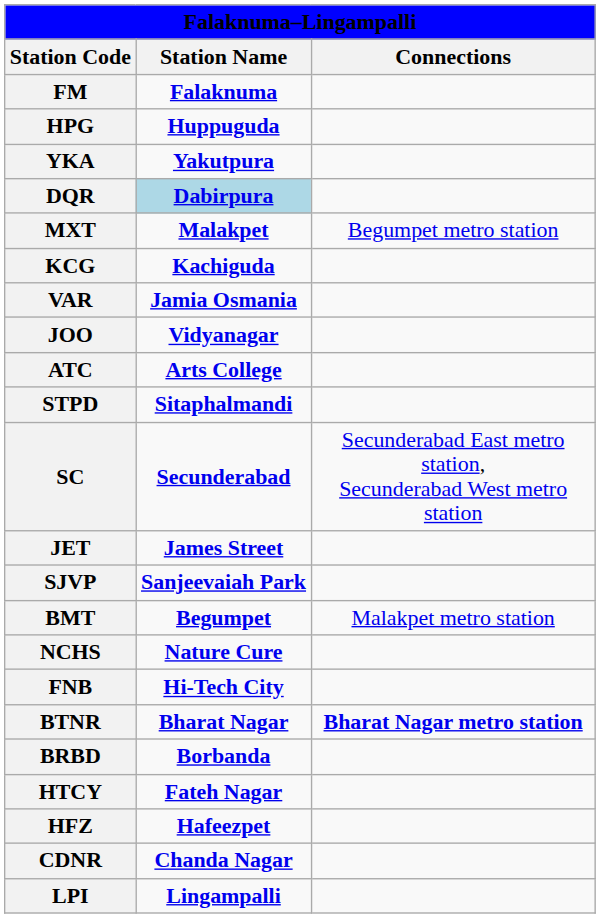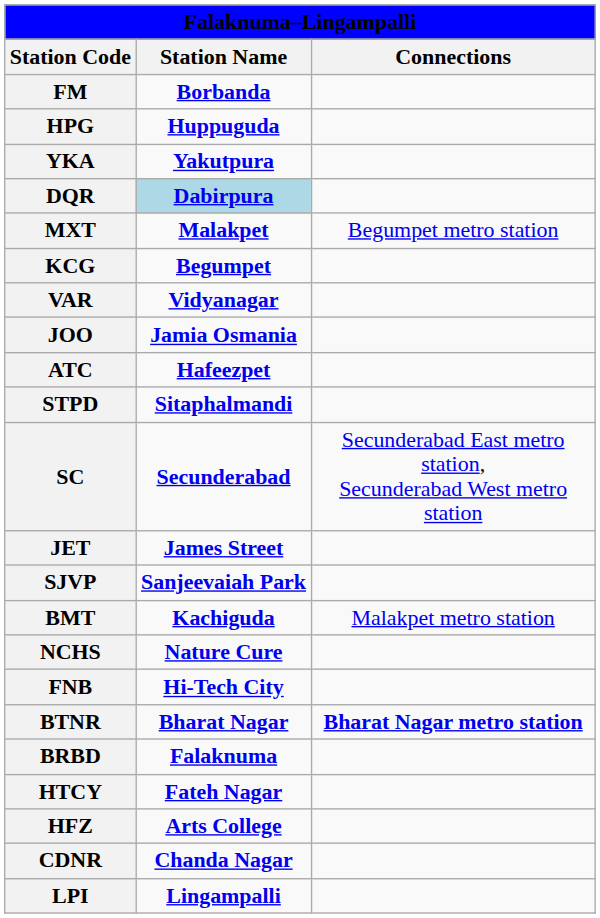(224, 91) Falaknuma -> (224, 91) Borbanda
(224, 265) Kachiguda -> (224, 265) Begumpet
(224, 299) Jamia Osmania -> (224, 299) Vidyanagar
(224, 334) Vidyanagar -> (224, 334) Jamia Osmania
(224, 369) Arts College -> (224, 369) Hafeezpet
(224, 617) Begumpet -> (224, 617) Kachiguda
(224, 756) Borbanda -> (224, 756) Falaknuma
(224, 825) Hafeezpet -> (224, 825) Arts College
